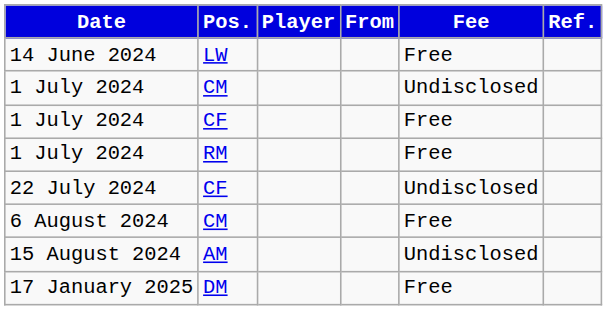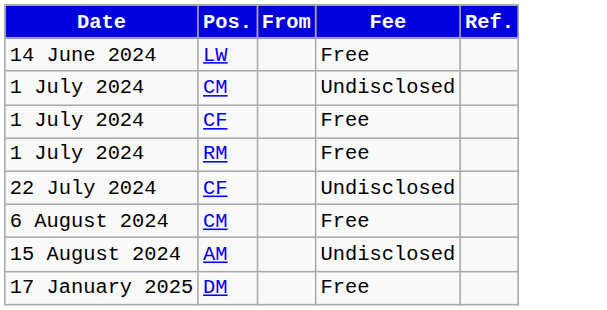- column: (299, 21)
